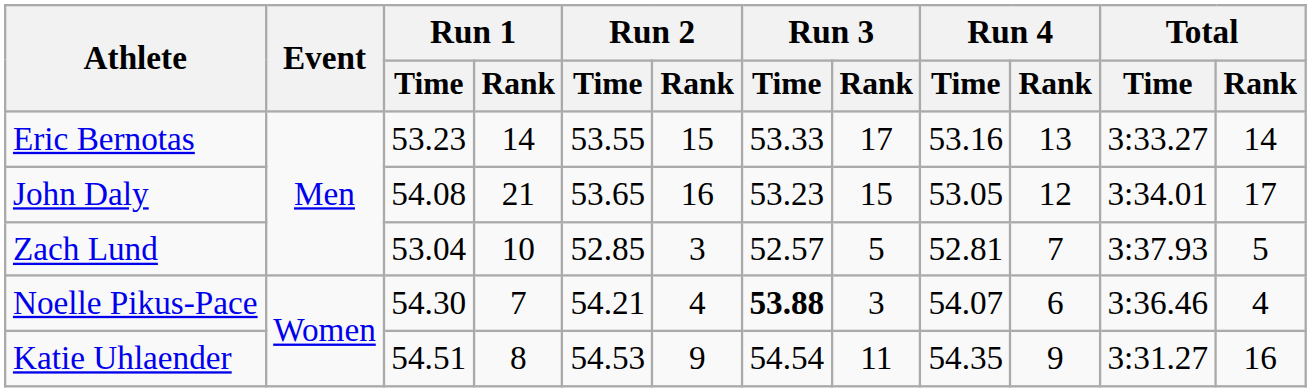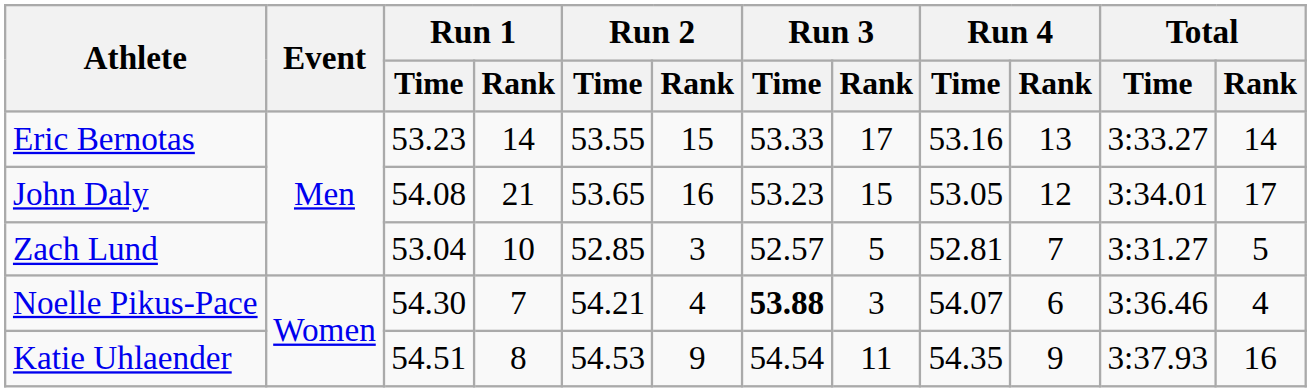(1158, 248) 3:37.93 -> (1158, 248) 3:31.27
(1158, 358) 3:31.27 -> (1158, 358) 3:37.93
